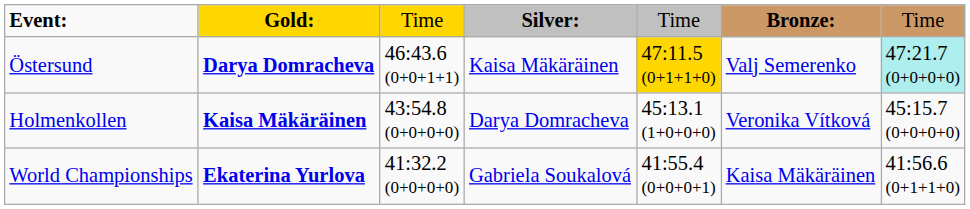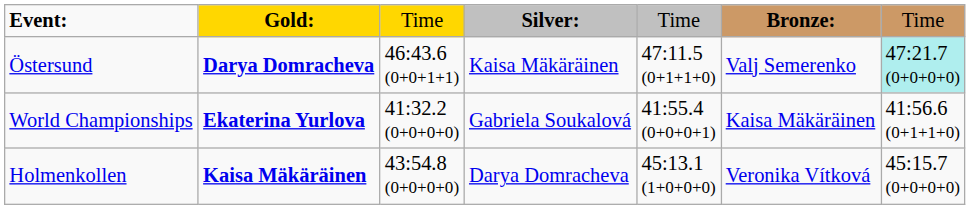(679, 64) gold background -> (679, 64) no background
rows swapped: (68, 120) <-> (101, 175)
